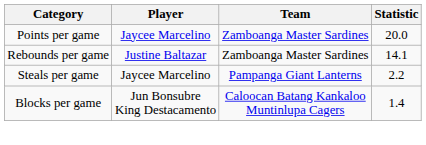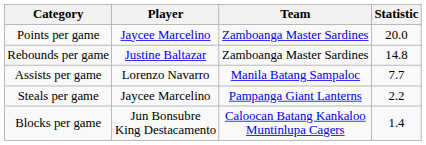(397, 55) 14.1 -> (397, 55) 14.8
+ row: (58, 75)
